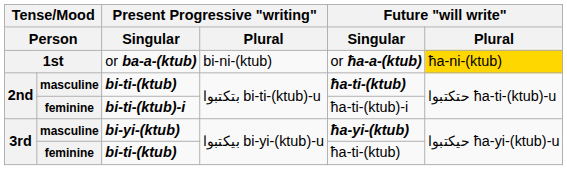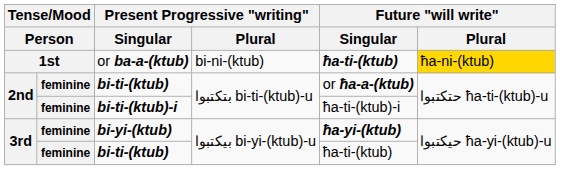(376, 61) or ħa-a-(ktub) -> (360, 61) ħa-ti-(ktub)
(69, 85) masculine -> (66, 85) feminine
(368, 84) ħa-ti-(ktub) -> (368, 84) or ħa-a-(ktub)
(69, 131) masculine -> (66, 131) feminine
